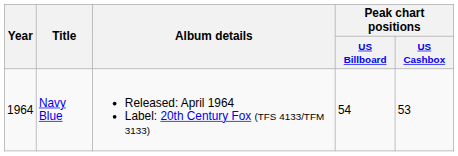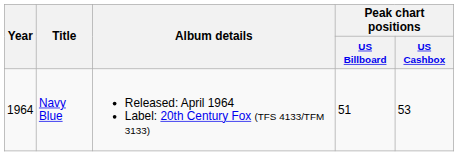(345, 109) 54 -> (345, 109) 51
